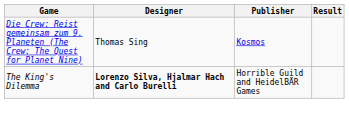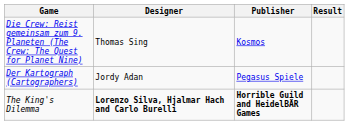+ row: (42, 78)
(270, 82) normal -> (270, 104) bold
